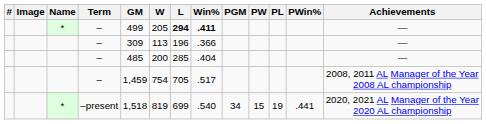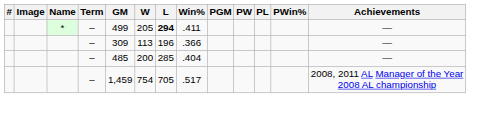(206, 27) bold -> (192, 27) normal
- row: (62, 106)
